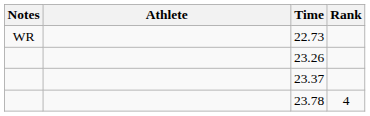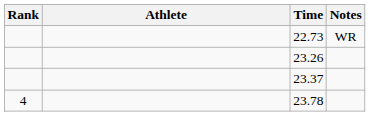columns swapped: (346, 15) <-> (24, 15)
